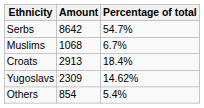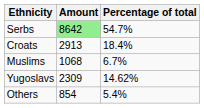(70, 29) no background -> (70, 29) lightgreen background
rows swapped: (22, 62) <-> (26, 45)
